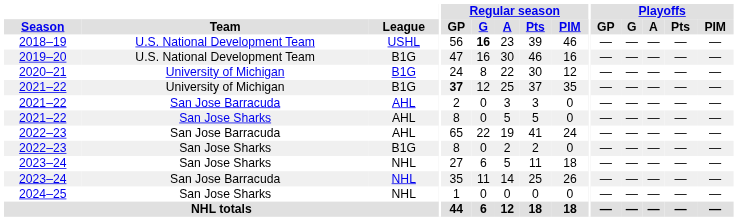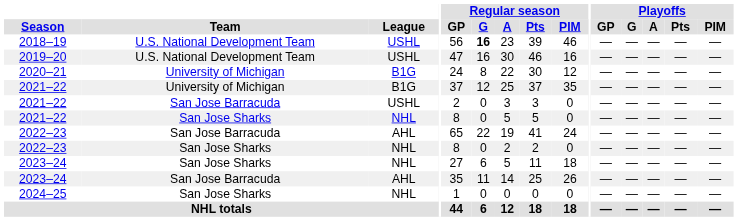(404, 57) B1G -> (404, 57) USHL
(456, 87) bold -> (456, 87) normal
(404, 102) AHL -> (404, 102) USHL
(404, 118) AHL -> (404, 118) NHL
(404, 148) B1G -> (404, 148) NHL
(404, 178) NHL -> (404, 178) AHL
